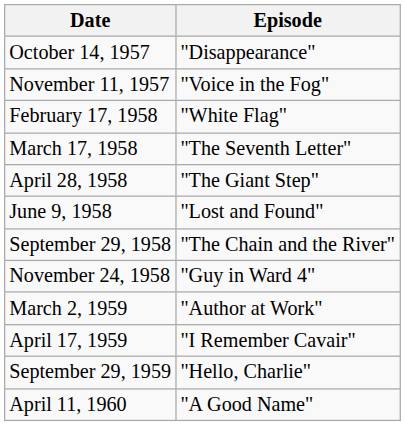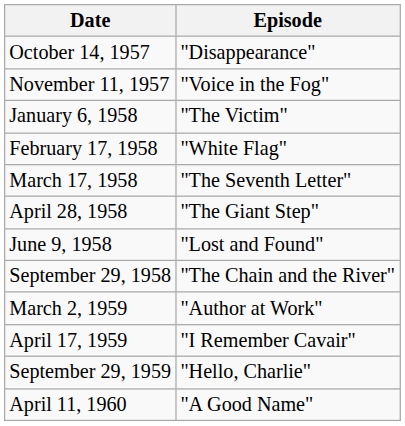+ row: (73, 116)
- row: (90, 276)
